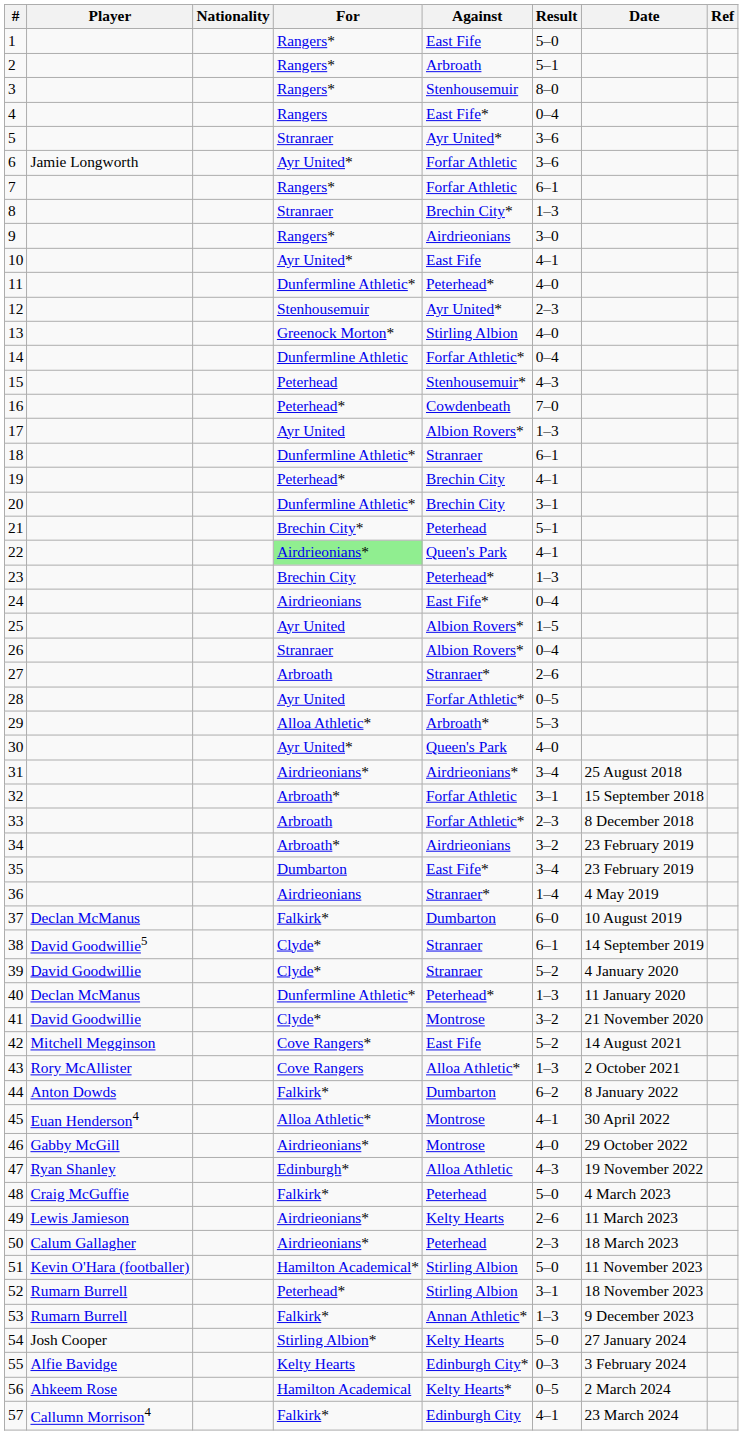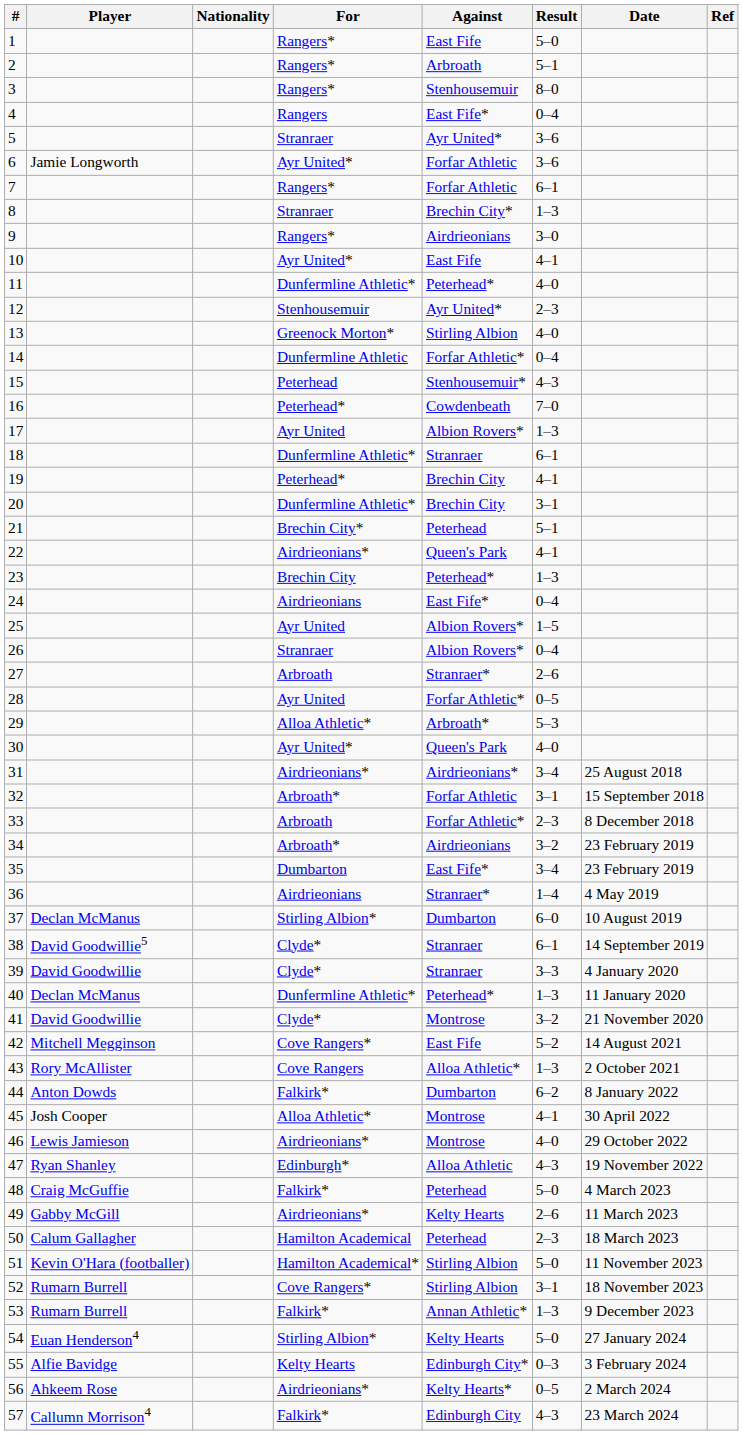(323, 552) lightgreen background -> (323, 552) no background
(303, 917) Falkirk* -> (327, 917) Stirling Albion*
(547, 970) 5–2 -> (547, 970) 3–3
(85, 1119) Euan Henderson4 -> (69, 1117) Josh Cooper
(75, 1145) Gabby McGill -> (80, 1141) Lewis Jamieson
(80, 1218) Lewis Jamieson -> (75, 1214) Gabby McGill
(323, 1242) Airdrieonians* -> (344, 1238) Hamilton Academical
(311, 1291) Peterhead* -> (324, 1287) Cove Rangers*
(69, 1340) Josh Cooper -> (85, 1338) Euan Henderson4
(344, 1389) Hamilton Academical -> (323, 1389) Airdrieonians*
(547, 1415) 4–1 -> (547, 1415) 4–3
